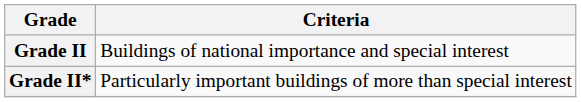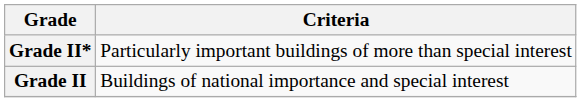rows swapped: (50, 81) <-> (50, 50)
